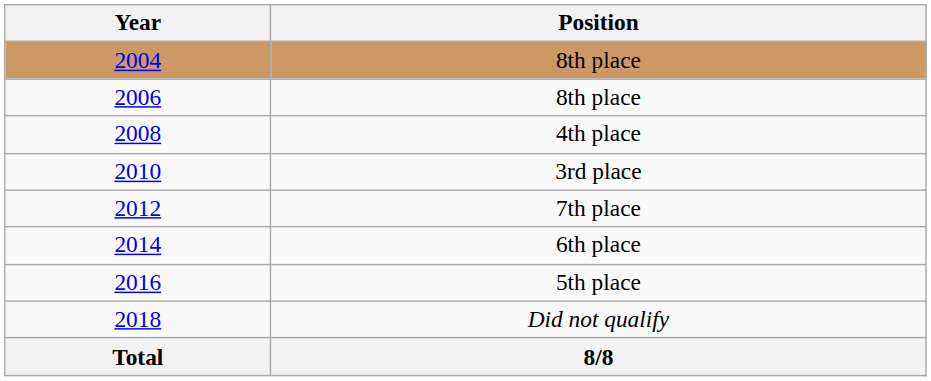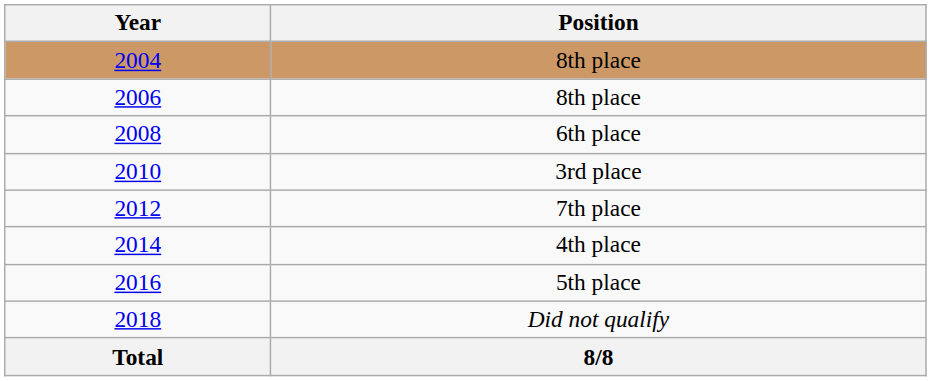(598, 134) 4th place -> (598, 134) 6th place
(598, 245) 6th place -> (598, 245) 4th place
